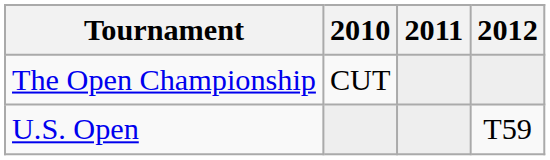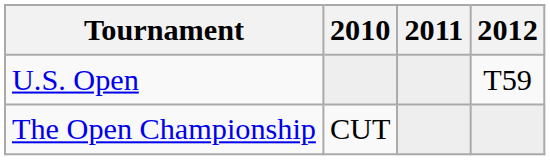rows swapped: (75, 129) <-> (164, 79)
